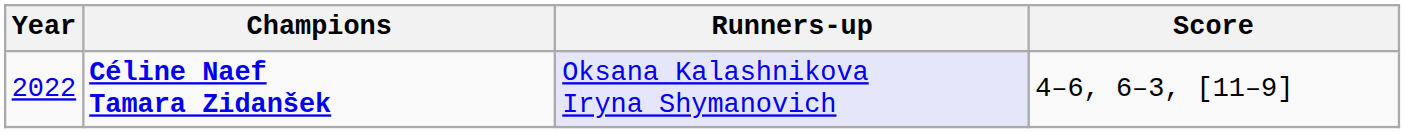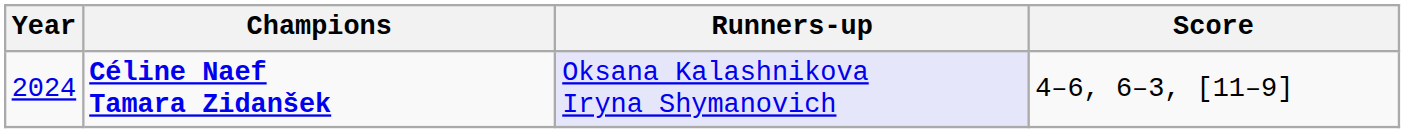(44, 89) 2022 -> (44, 89) 2024
